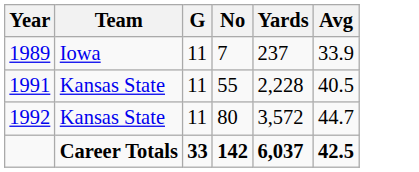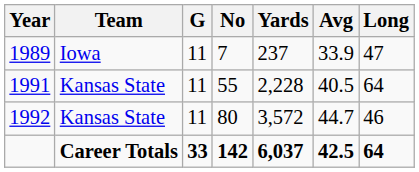+ column: (386, 20)
